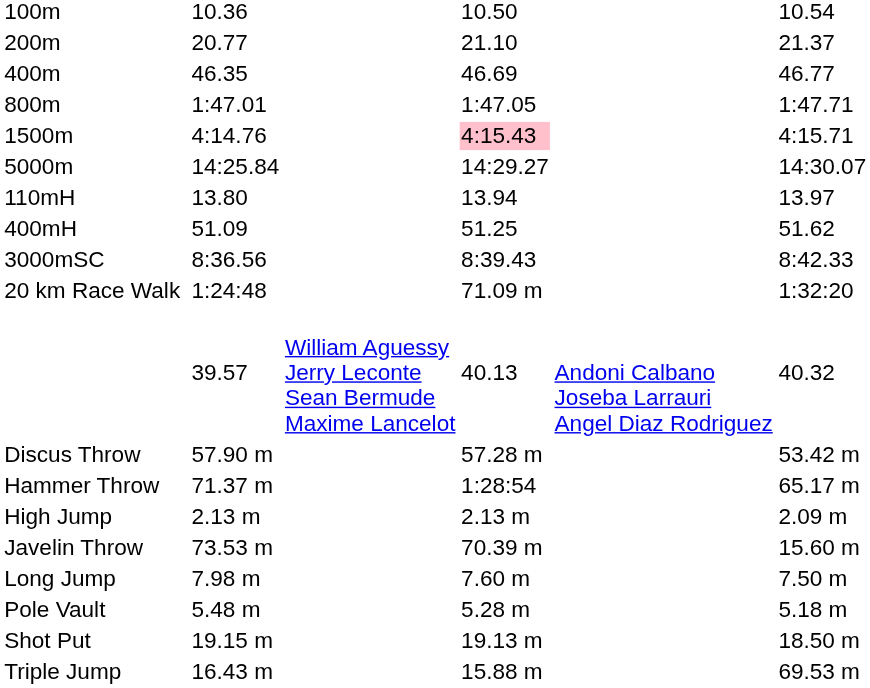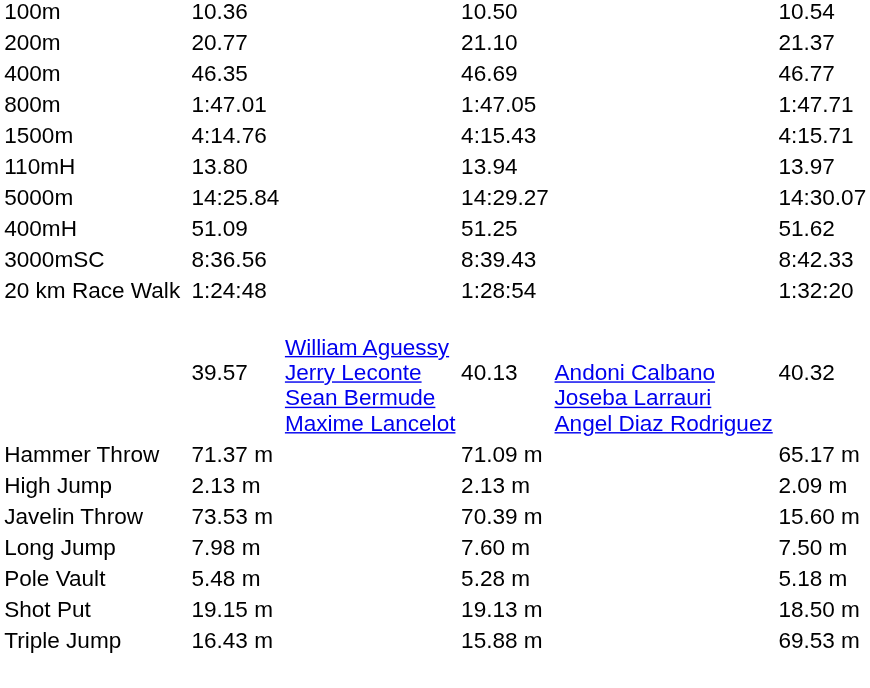(499, 135) pink background -> (499, 135) no background
rows swapped: (39, 166) <-> (40, 197)
(502, 290) 71.09 m -> (499, 290) 1:28:54
- row: (72, 454)
(499, 485) 1:28:54 -> (502, 454) 71.09 m
